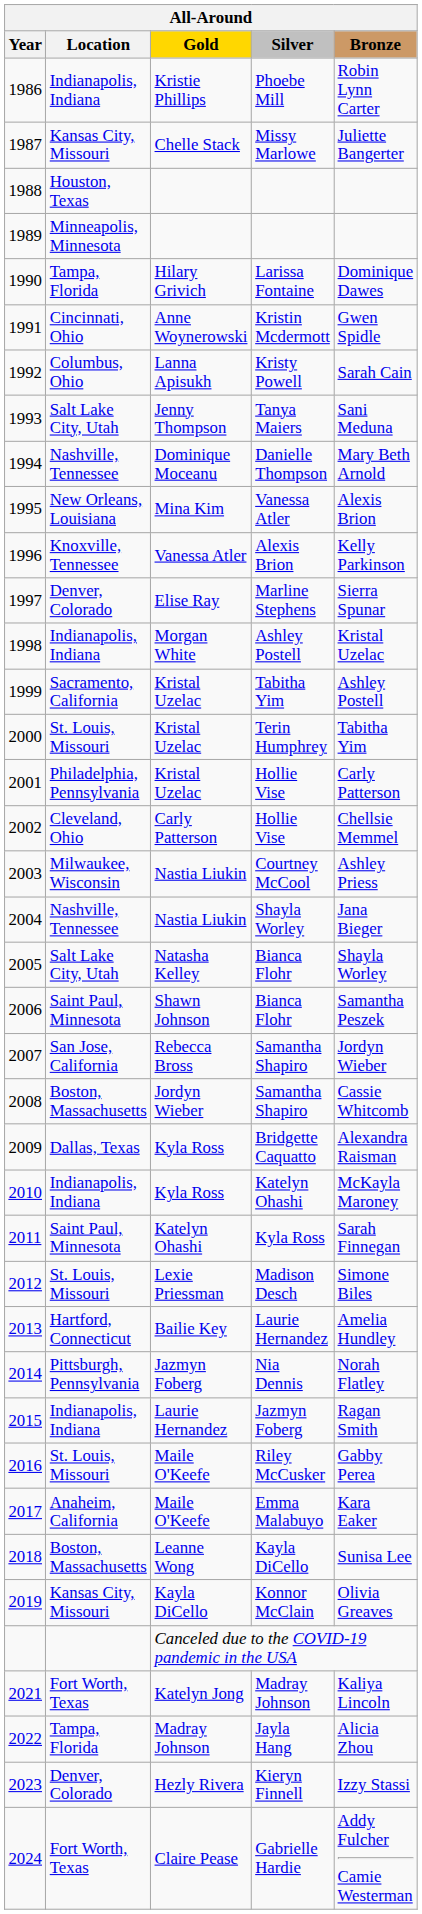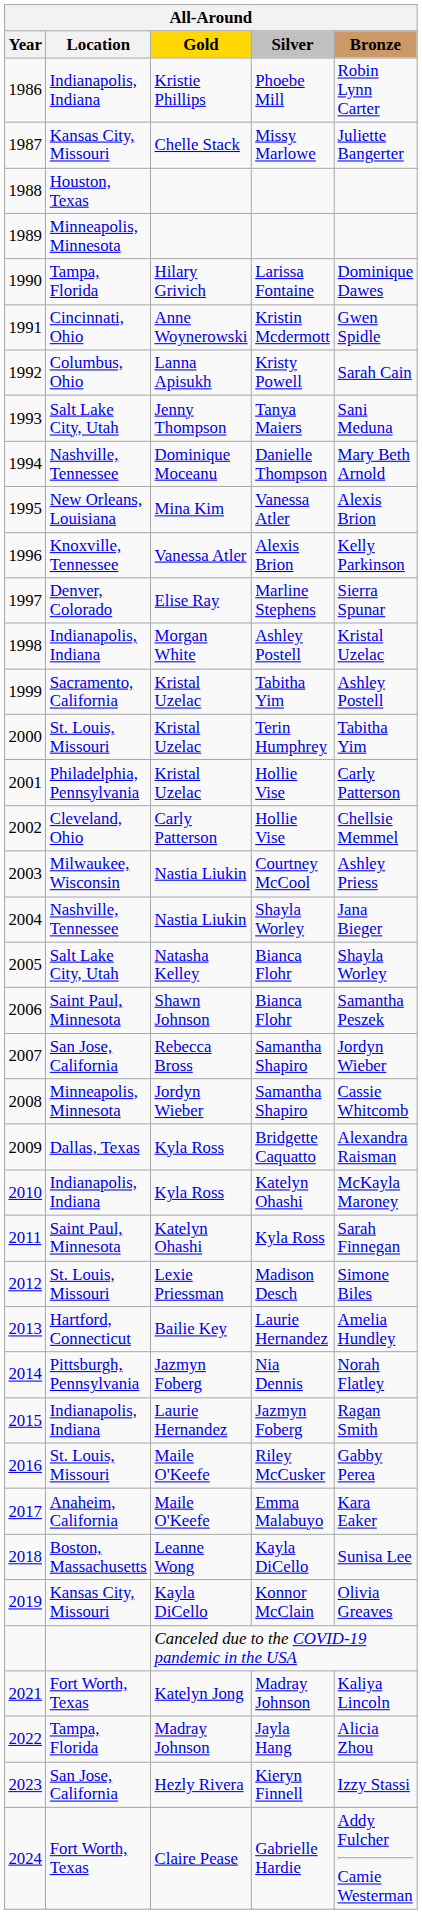(98, 1101) Boston, Massachusetts -> (94, 1101) Minneapolis, Minnesota
(81, 1784) Denver, Colorado -> (84, 1784) San Jose, California
